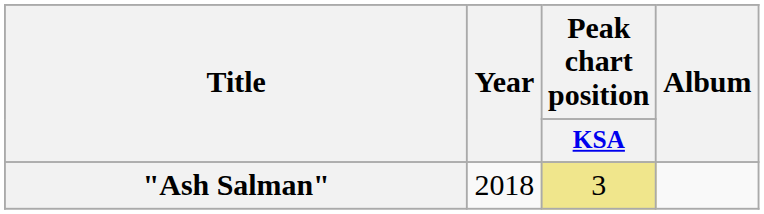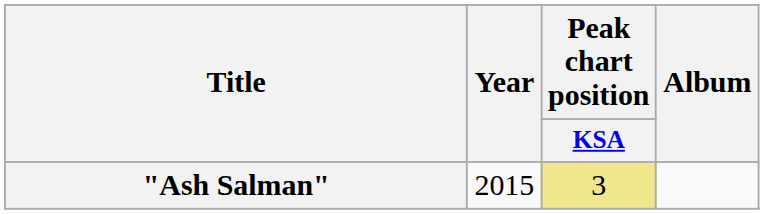(504, 184) 2018 -> (504, 184) 2015
